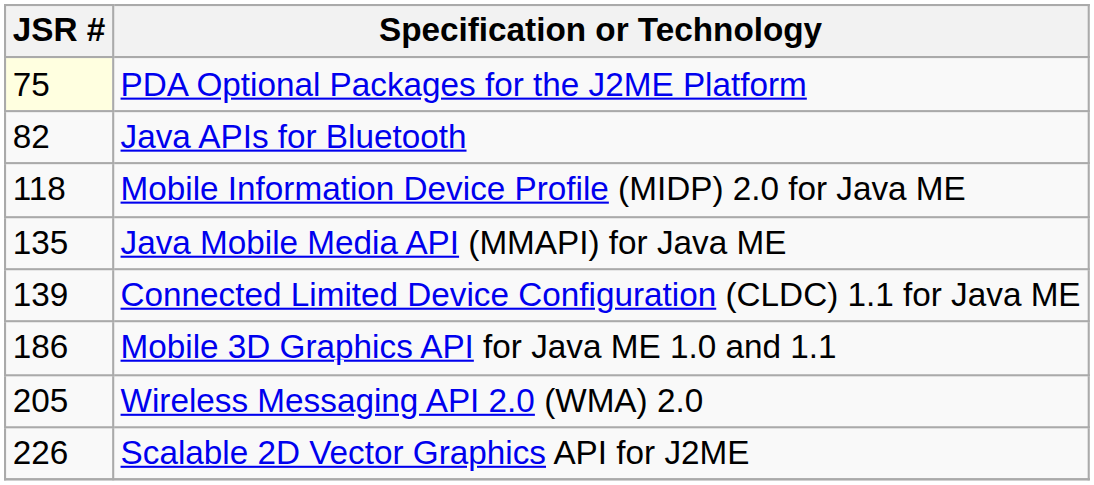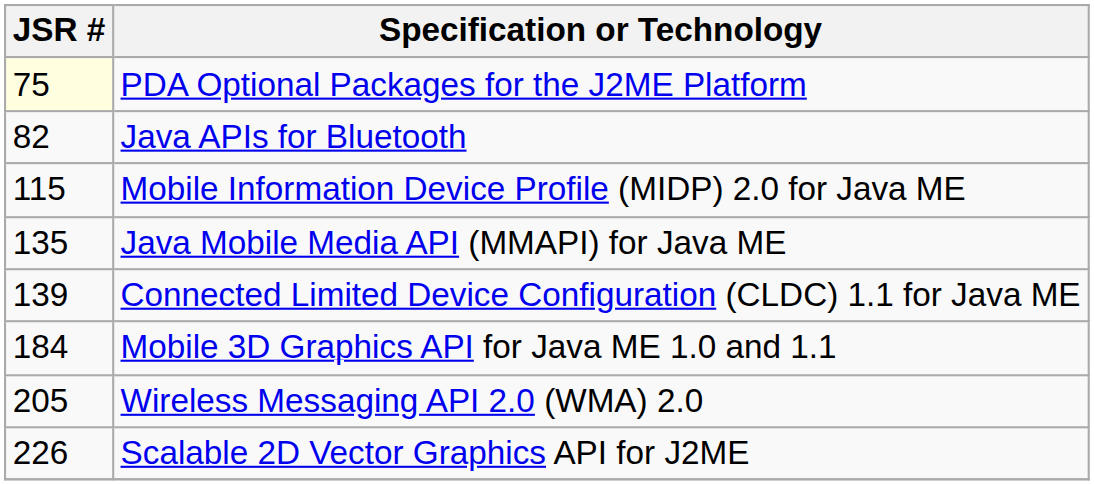(39, 189) 118 -> (39, 189) 115
(40, 347) 186 -> (40, 347) 184
